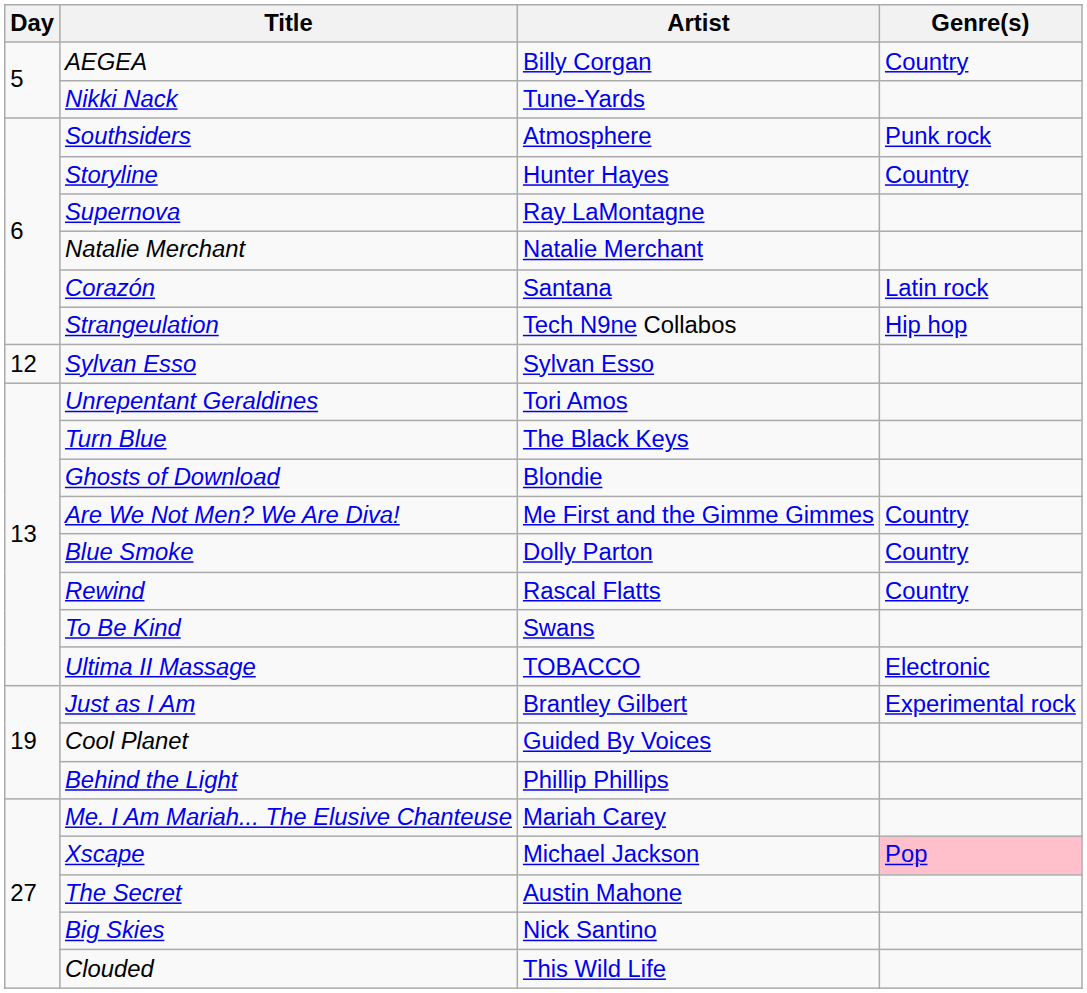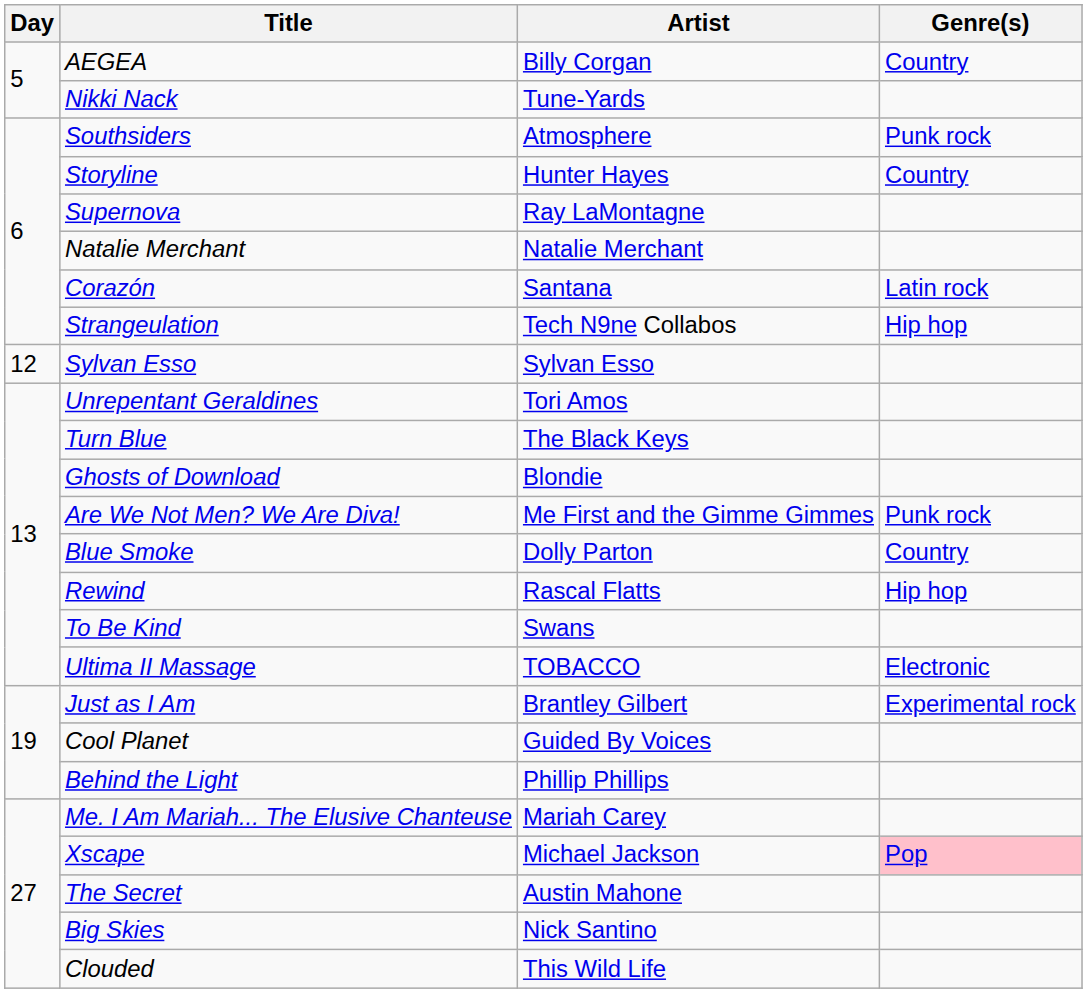(927, 514) Country -> (938, 514) Punk rock
(927, 590) Country -> (926, 590) Hip hop
